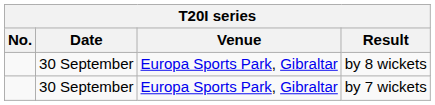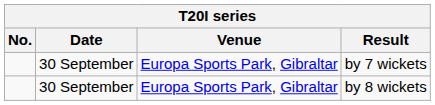rows swapped: (386, 87) <-> (386, 64)
